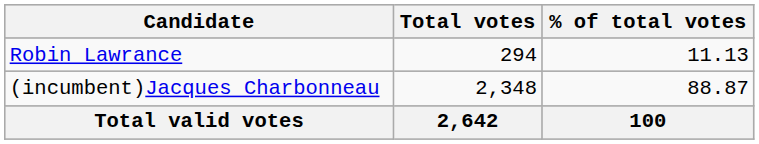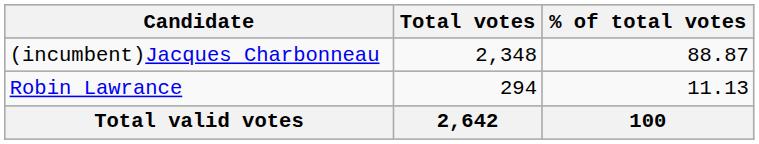rows swapped: (195, 88) <-> (96, 55)
